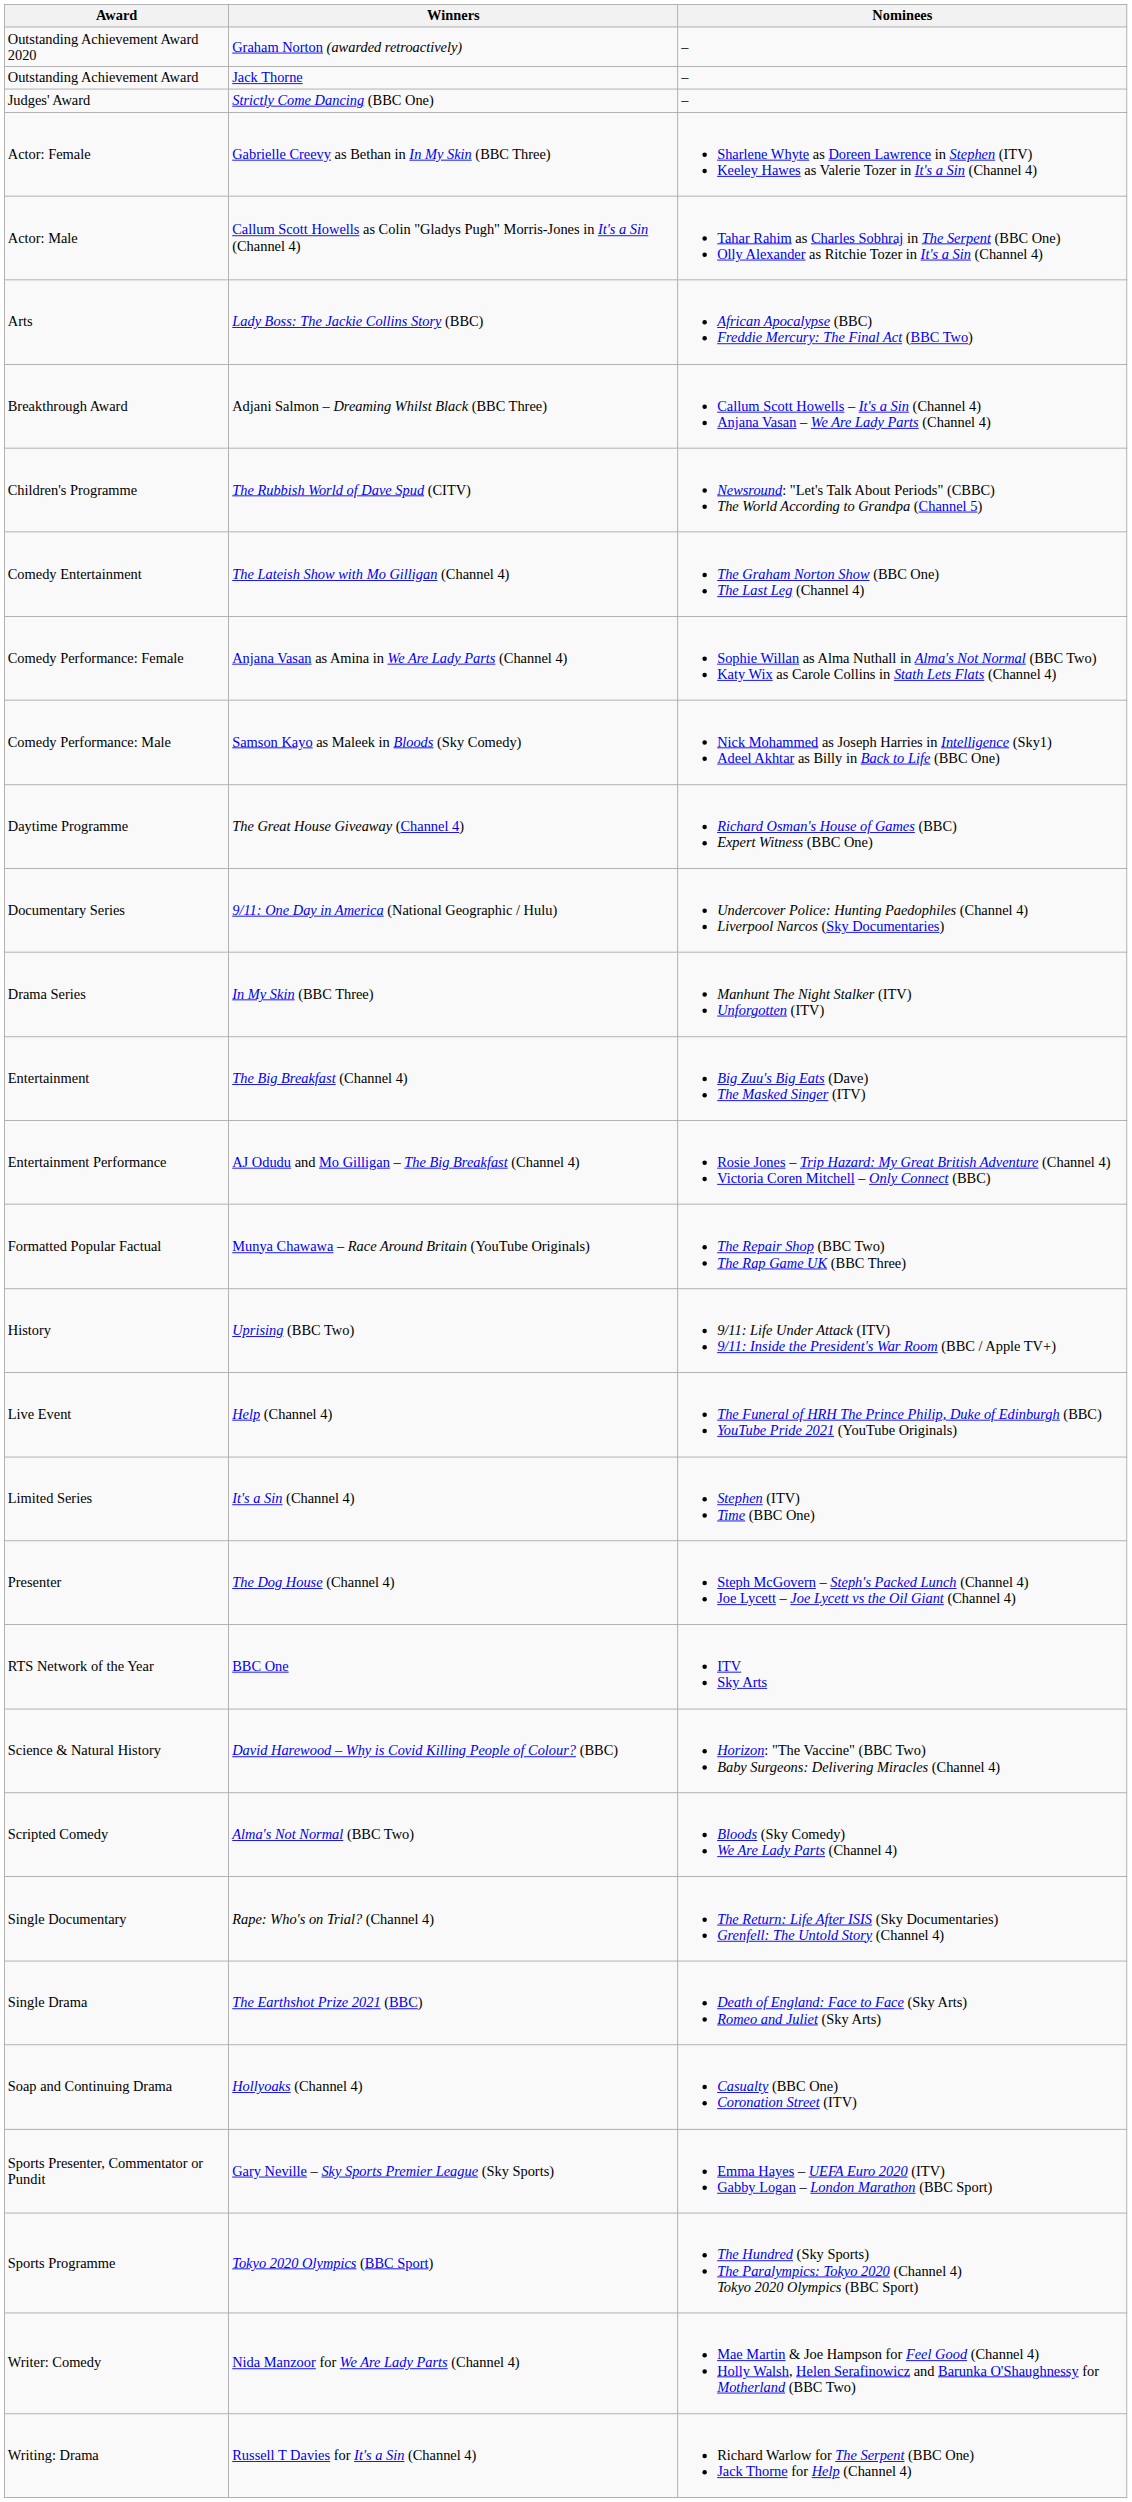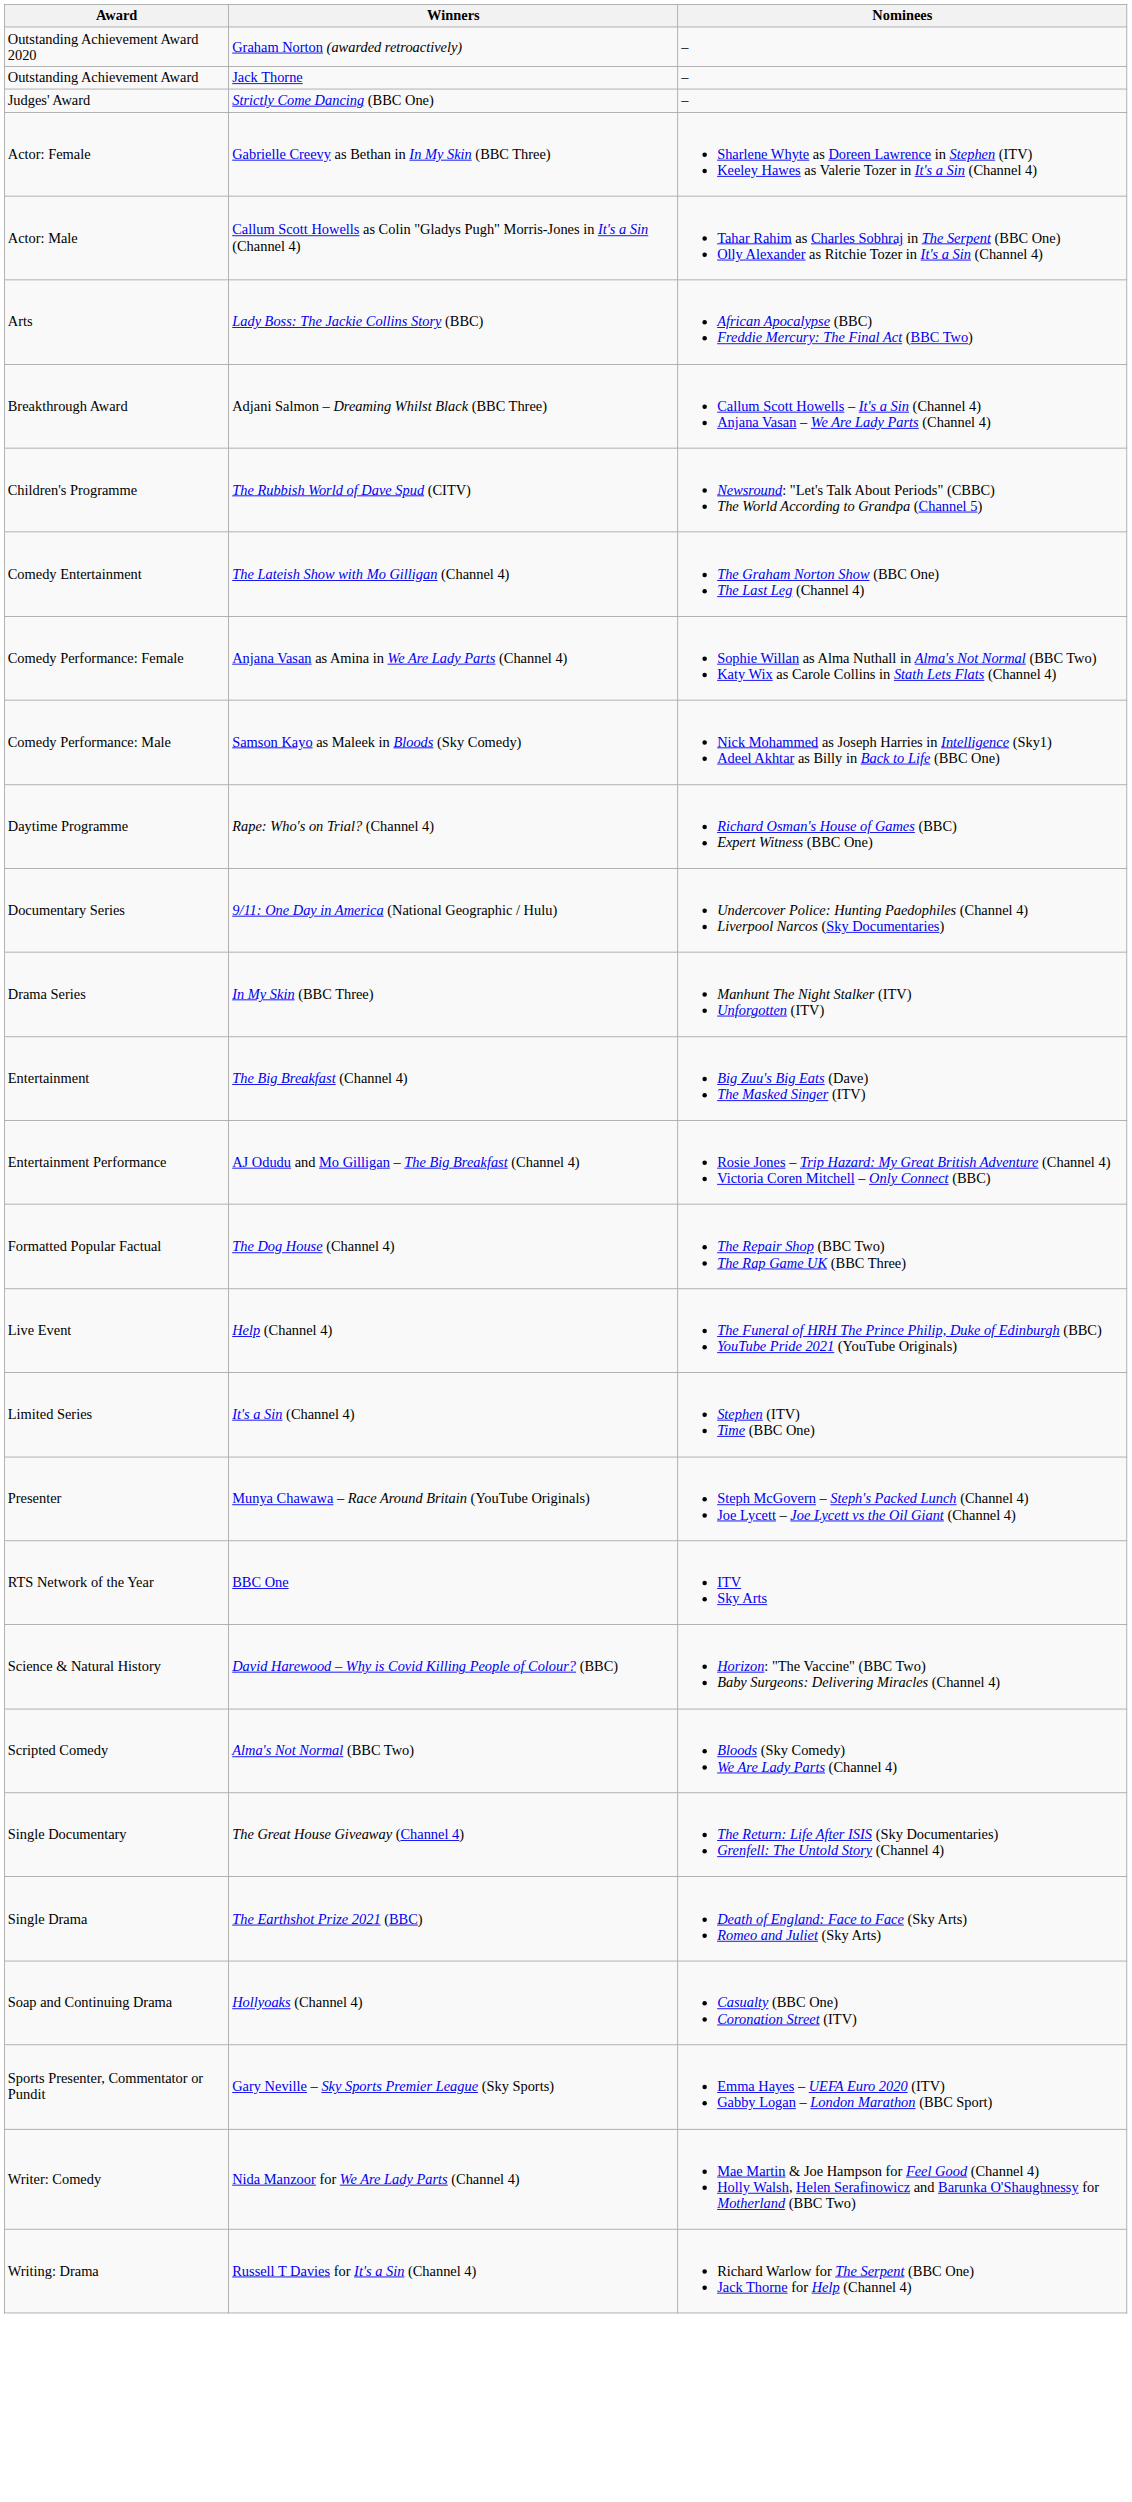(348, 826) The Great House Giveaway (Channel 4) -> (333, 826) Rape: Who's on Trial? (Channel 4)
(411, 1246) Munya Chawawa – Race Around Britain (YouTube Originals) -> (313, 1246) The Dog House (Channel 4)
- row: (29, 1330)
(313, 1582) The Dog House (Channel 4) -> (411, 1498) Munya Chawawa – Race Around Britain (YouTube Originals)
(333, 1918) Rape: Who's on Trial? (Channel 4) -> (348, 1834) The Great House Giveaway (Channel 4)
- row: (62, 2263)
